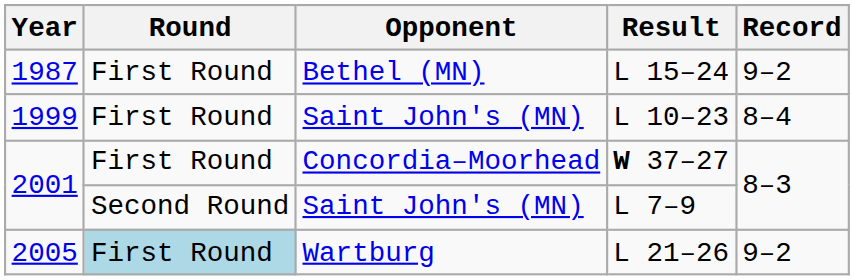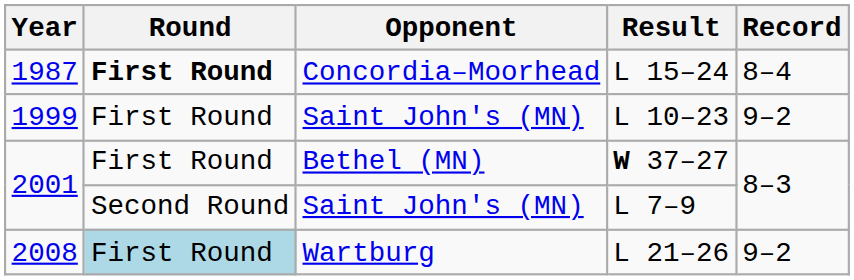(182, 72) normal -> (182, 72) bold
(394, 72) Bethel (MN) -> (451, 72) Concordia–Moorhead
(767, 72) 9–2 -> (767, 72) 8–4
(767, 117) 8–4 -> (767, 117) 9–2
(451, 162) Concordia–Moorhead -> (394, 162) Bethel (MN)
(45, 252) 2005 -> (45, 252) 2008
